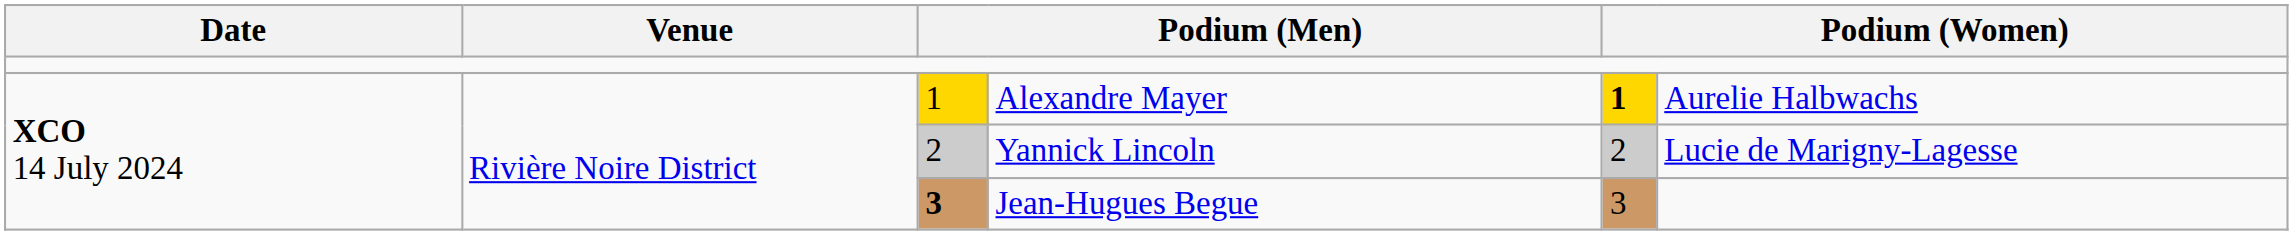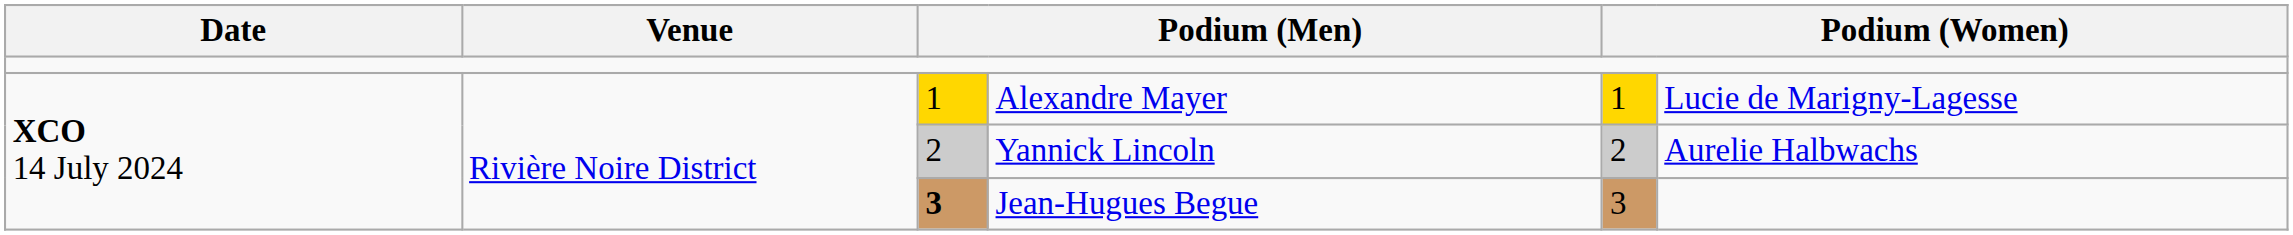(1618, 98) bold -> (1618, 98) normal
(1791, 98) Aurelie Halbwachs -> (1841, 98) Lucie de Marigny-Lagesse
(1841, 150) Lucie de Marigny-Lagesse -> (1791, 150) Aurelie Halbwachs
